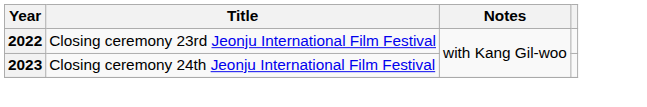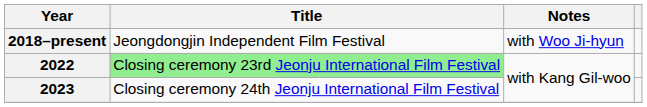+ row: (57, 41)
(243, 41) no background -> (307, 65) lightgreen background
